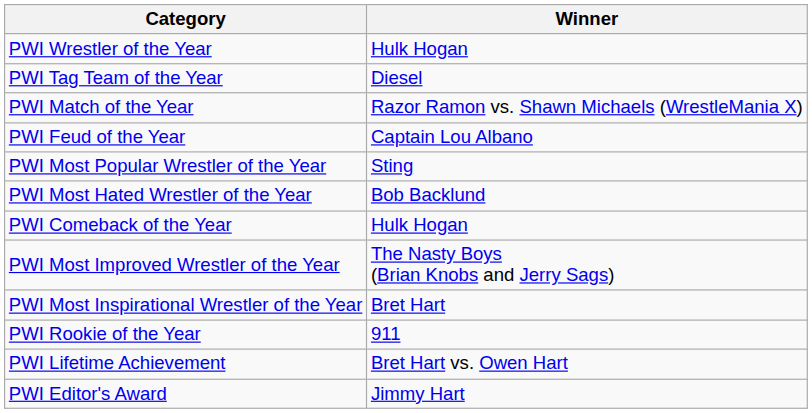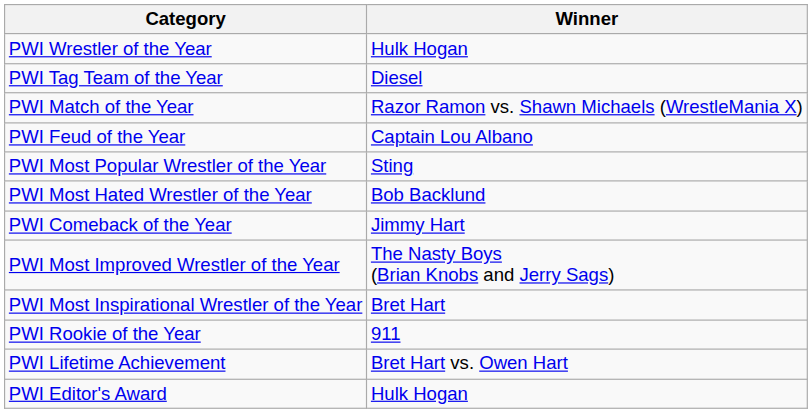(419, 225) Hulk Hogan -> (418, 225) Jimmy Hart
(418, 393) Jimmy Hart -> (419, 393) Hulk Hogan
